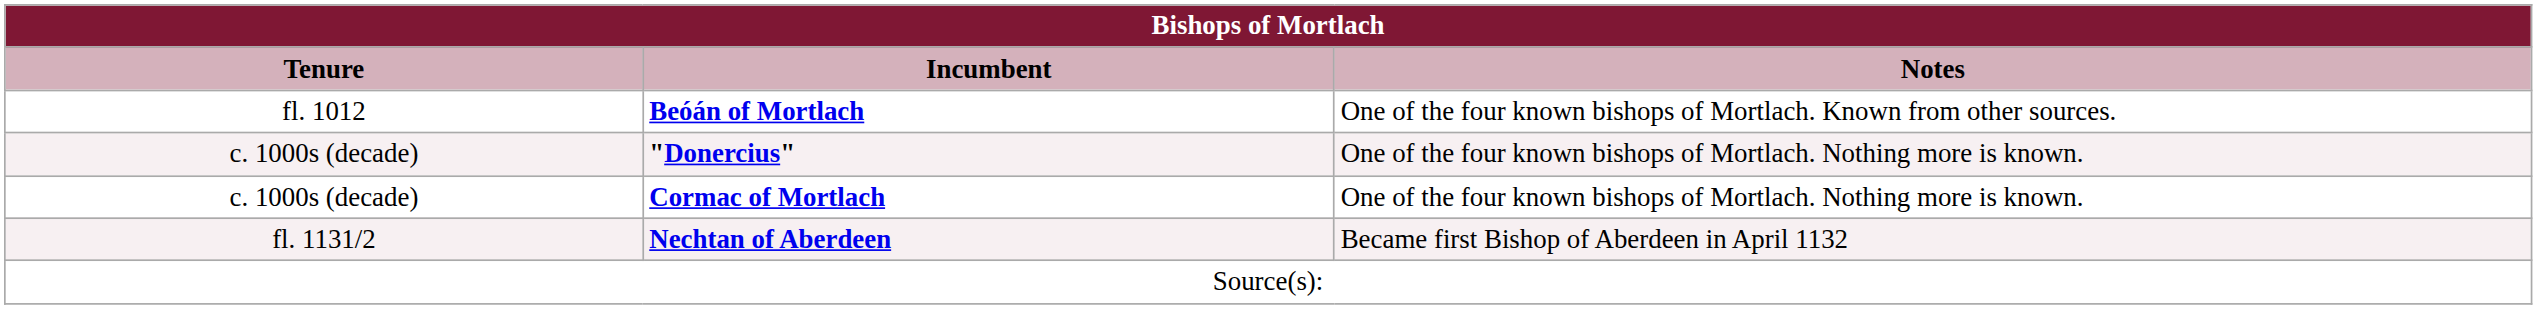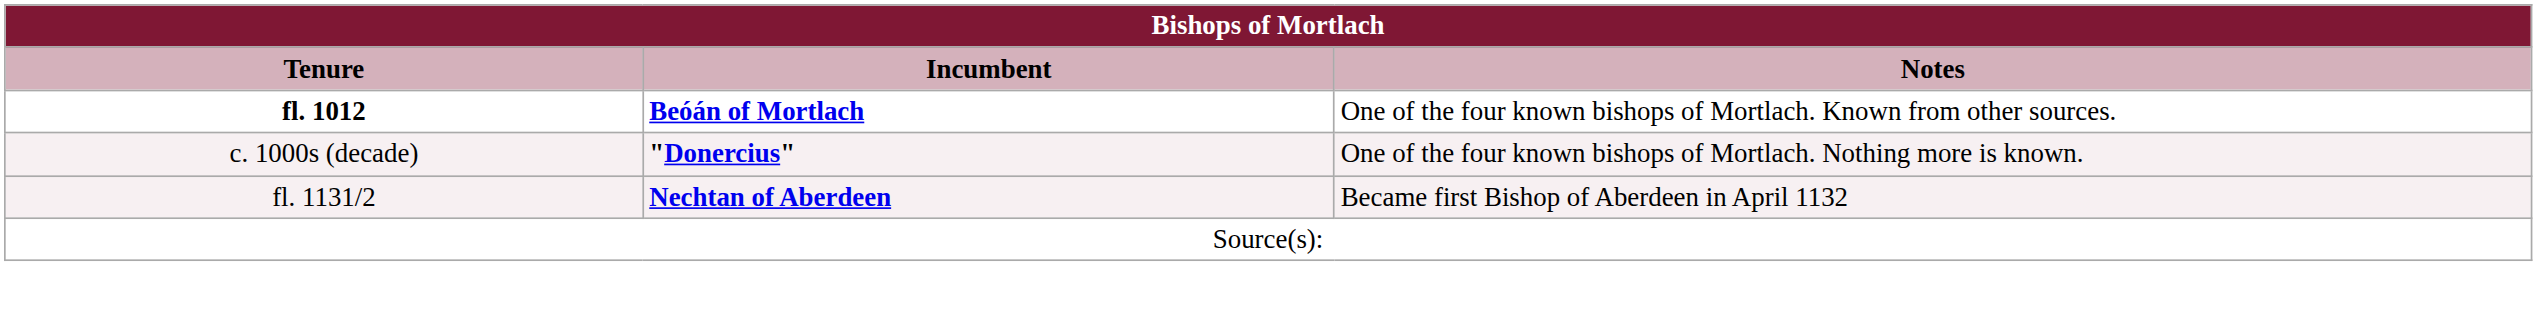(324, 111) normal -> (324, 111) bold
- row: (767, 196)
